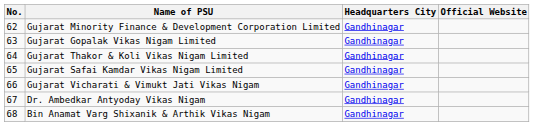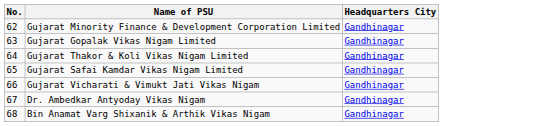- column: (484, 12)
